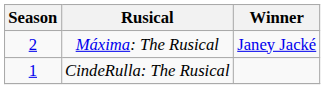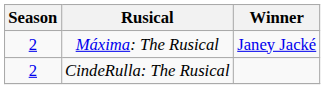(33, 70) 1 -> (33, 70) 2
